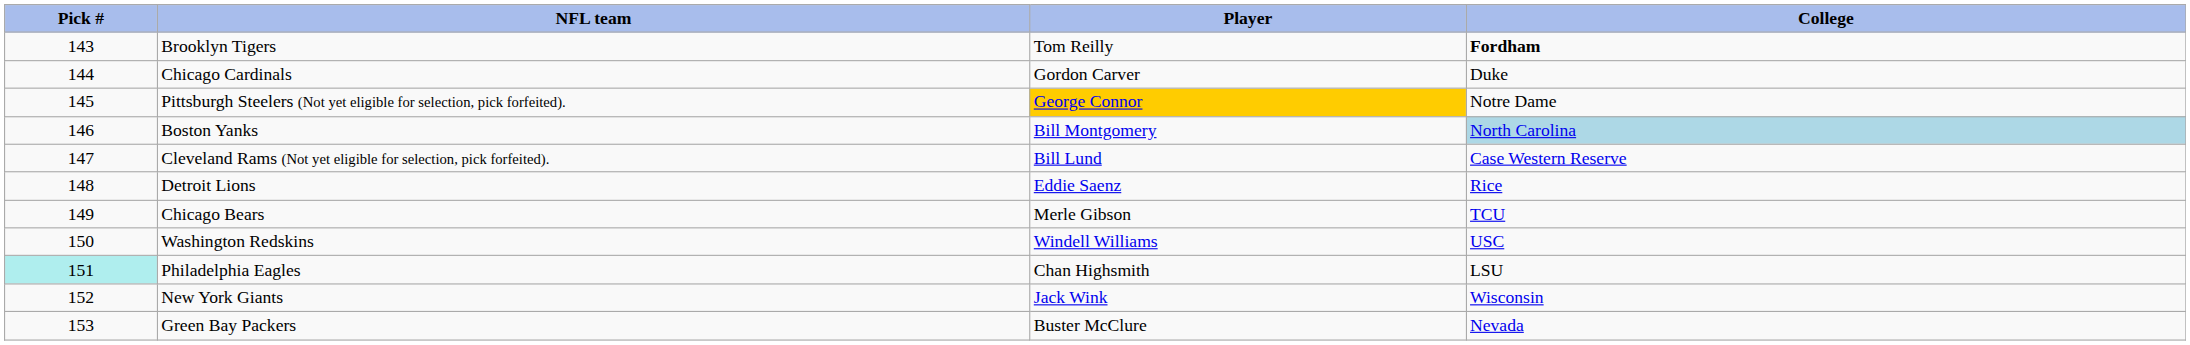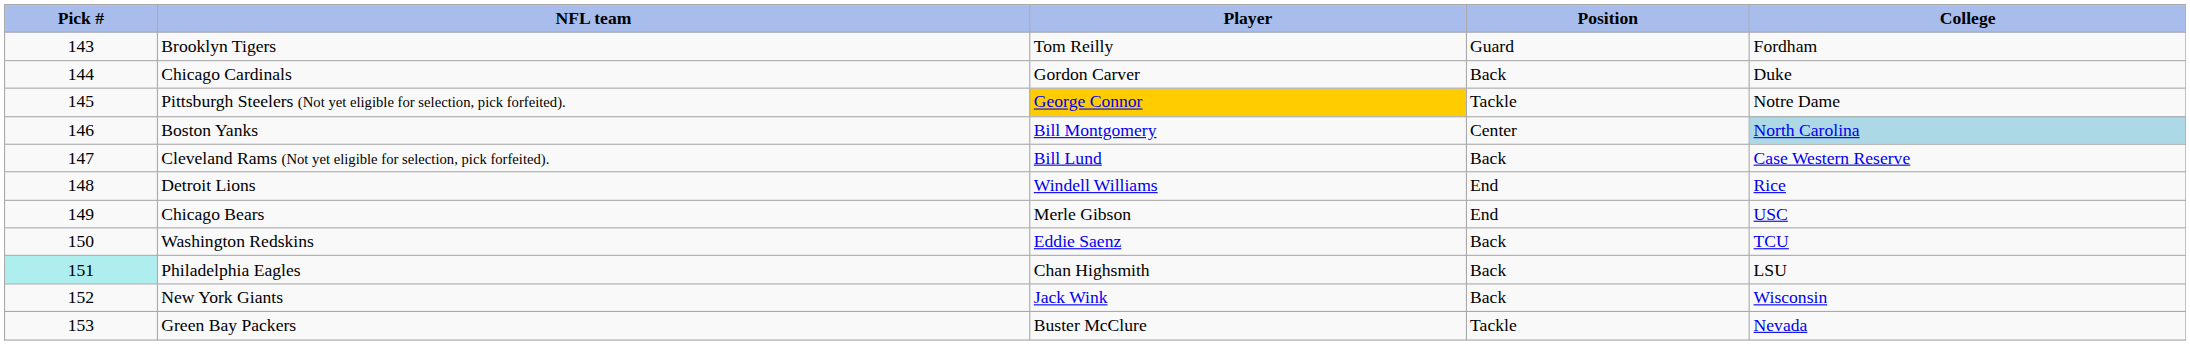+ column: (1608, 18)
(1505, 46) bold -> (1785, 46) normal
(1078, 185) Eddie Saenz -> (1096, 185) Windell Williams
(1488, 213) TCU -> (1771, 213) USC
(1096, 241) Windell Williams -> (1078, 241) Eddie Saenz
(1487, 241) USC -> (1771, 241) TCU
